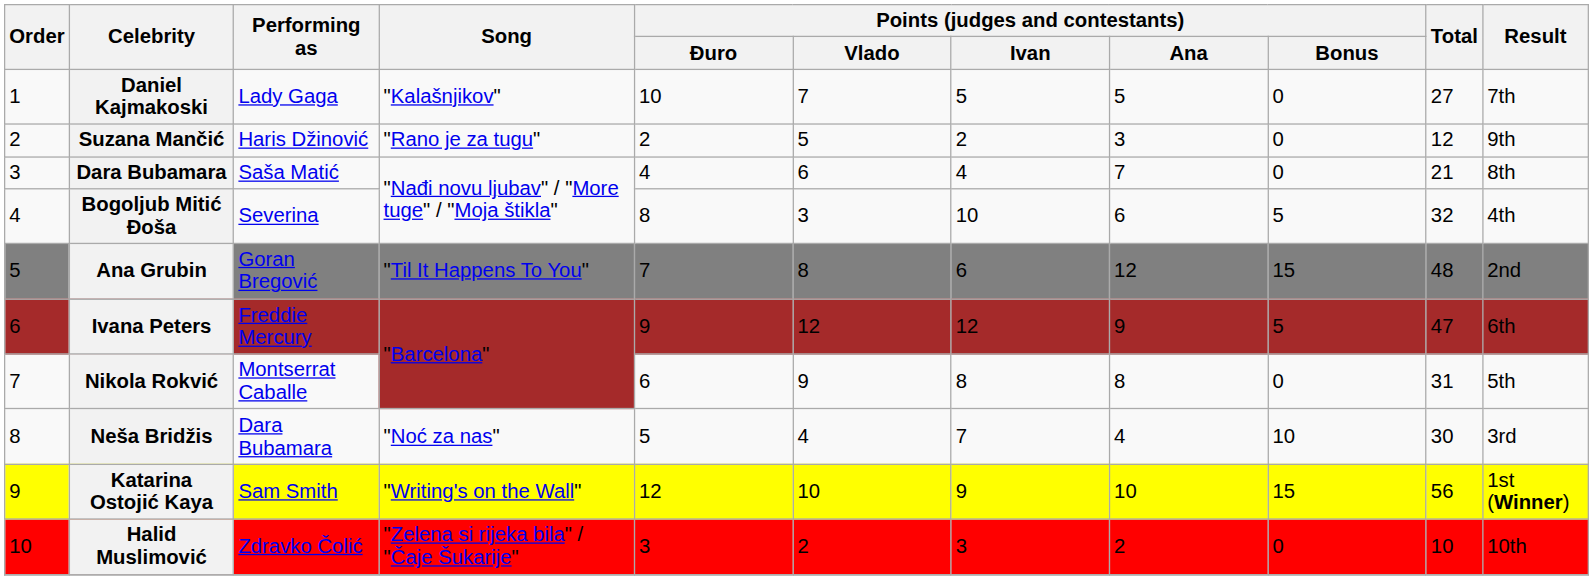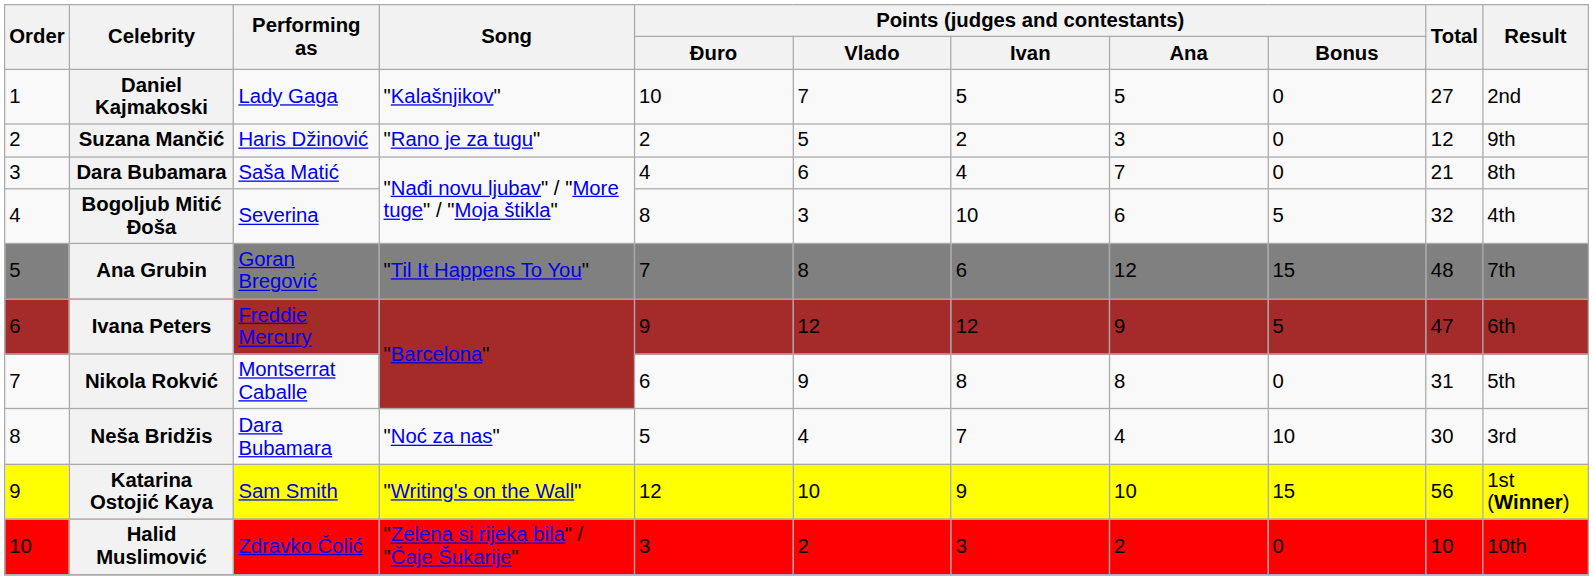(1501, 96) 7th -> (1504, 96) 2nd
(1504, 271) 2nd -> (1501, 271) 7th
